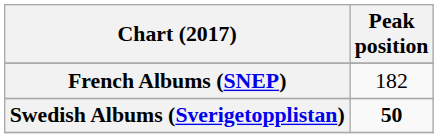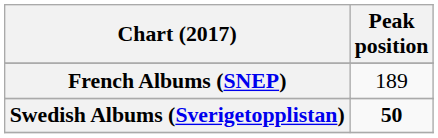(392, 80) 182 -> (392, 80) 189
